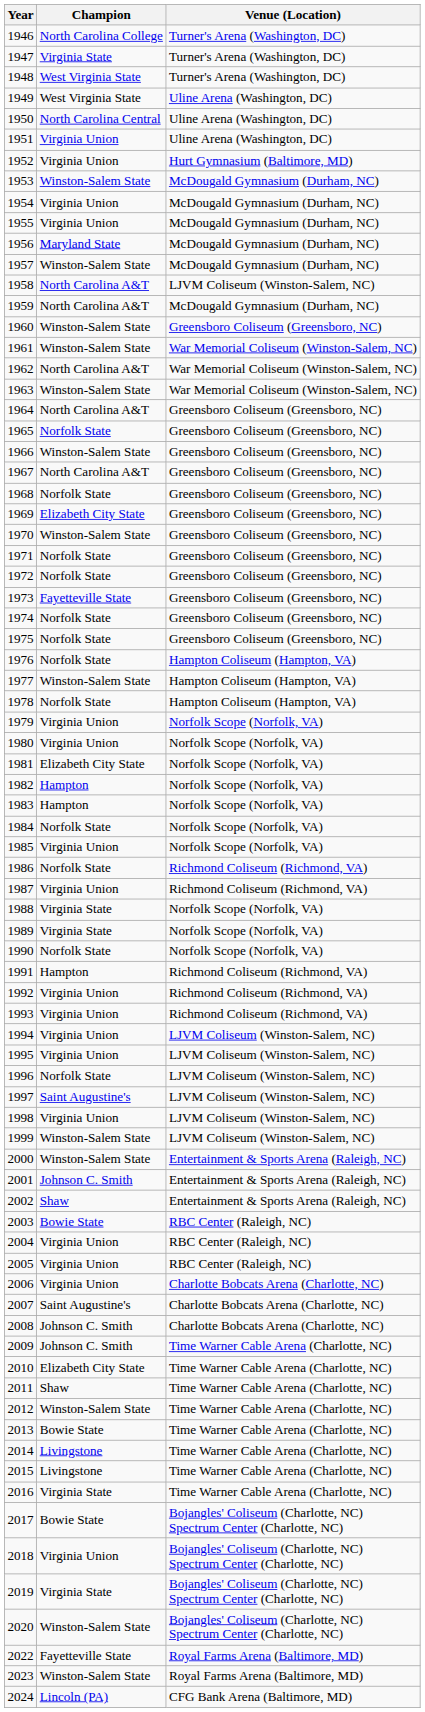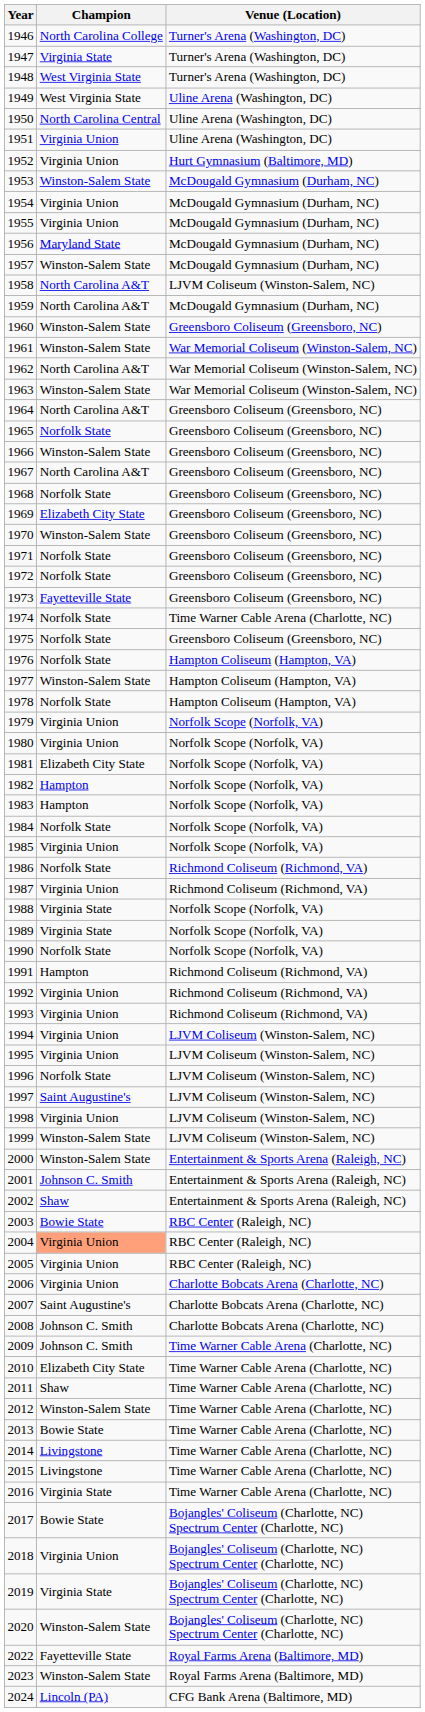(275, 618) Greensboro Coliseum (Greensboro, NC) -> (280, 618) Time Warner Cable Arena (Charlotte, NC)
(79, 1242) no background -> (79, 1242) lightsalmon background
